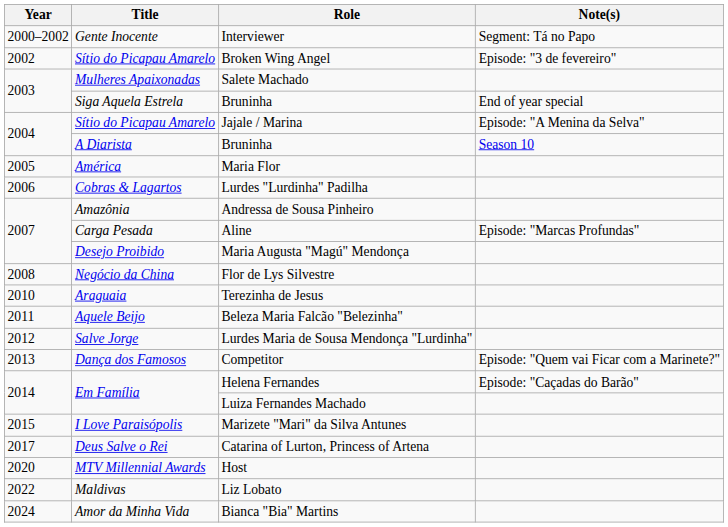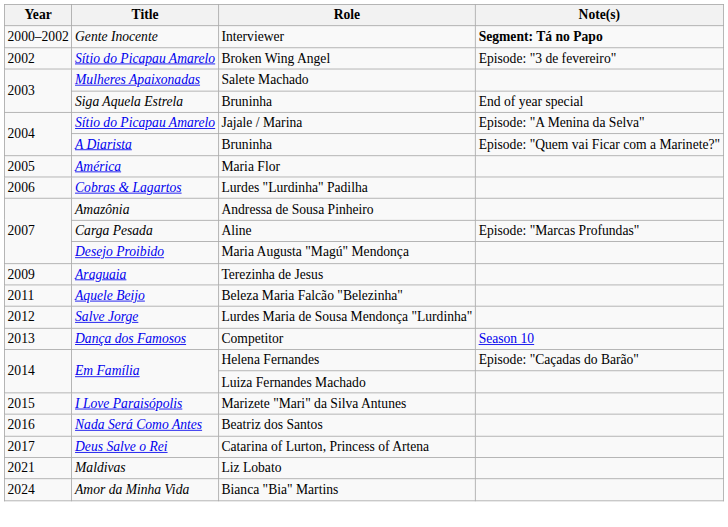(537, 36) normal -> (541, 36) bold
(506, 144) Season 10 -> (599, 144) Episode: "Quem vai Ficar com a Marinete?"
- row: (125, 274)
(21, 295) 2010 -> (21, 274) 2009
(599, 360) Episode: "Quem vai Ficar com a Marinete?" -> (506, 338) Season 10
+ row: (139, 425)
- row: (140, 468)
(21, 489) 2022 -> (21, 468) 2021
